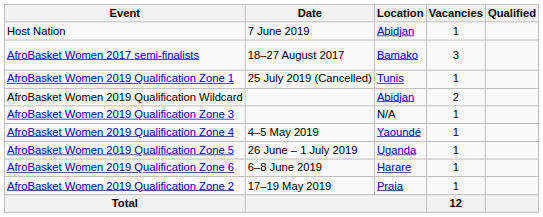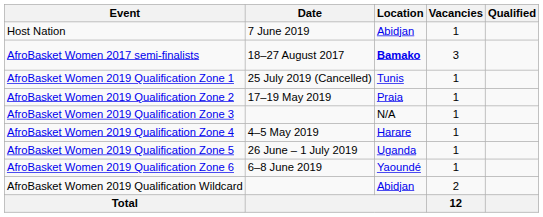(397, 55) normal -> (399, 55) bold
rows swapped: (120, 185) <-> (125, 97)
(399, 132) Yaoundé -> (394, 132) Harare
(394, 168) Harare -> (399, 168) Yaoundé
